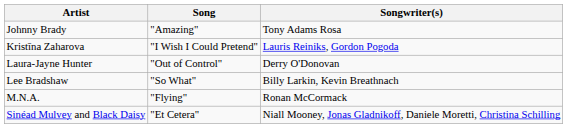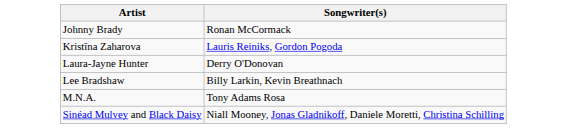- column: (204, 13)
(302, 30) Tony Adams Rosa -> (249, 30) Ronan McCormack
(305, 98) Ronan McCormack -> (246, 98) Tony Adams Rosa
